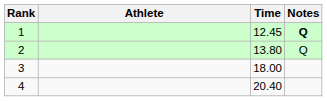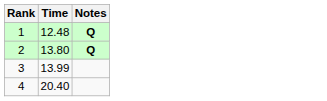- column: (144, 13)
(268, 31) 12.45 -> (55, 31) 12.48
(303, 50) normal -> (91, 50) bold
(268, 68) 18.00 -> (55, 68) 13.99
